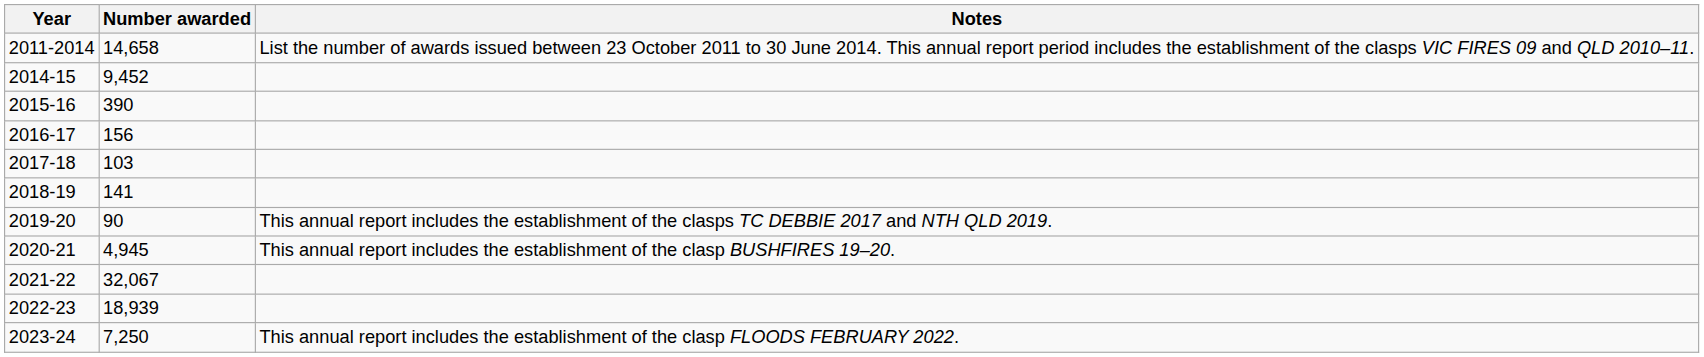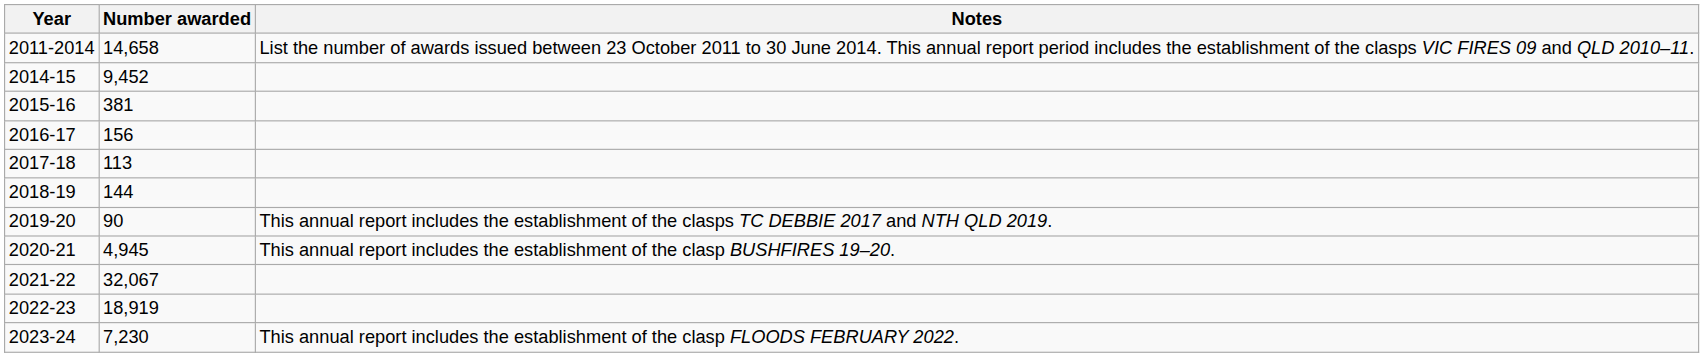(118, 105) 390 -> (118, 105) 381
(118, 163) 103 -> (118, 163) 113
(118, 192) 141 -> (118, 192) 144
(131, 308) 18,939 -> (131, 308) 18,919
(126, 337) 7,250 -> (126, 337) 7,230
